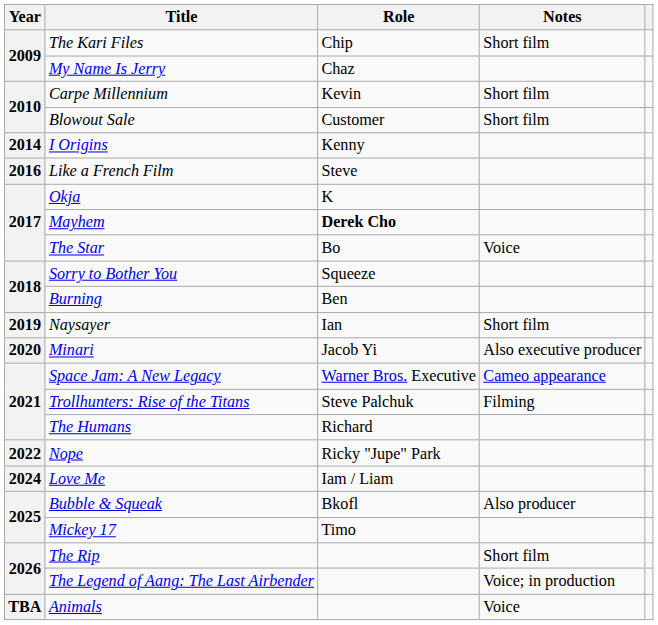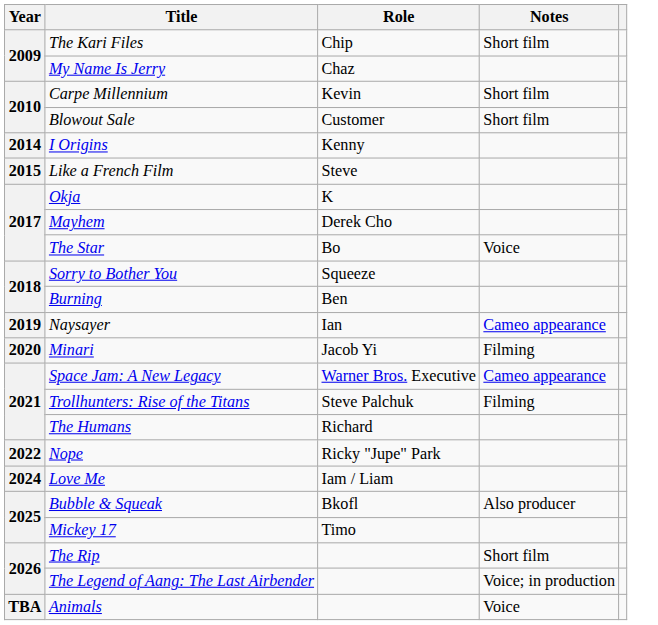(25, 171) 2016 -> (25, 171) 2015
(359, 222) bold -> (357, 222) normal
(516, 324) Short film -> (545, 324) Cameo appearance
(562, 350) Also executive producer -> (509, 350) Filming
